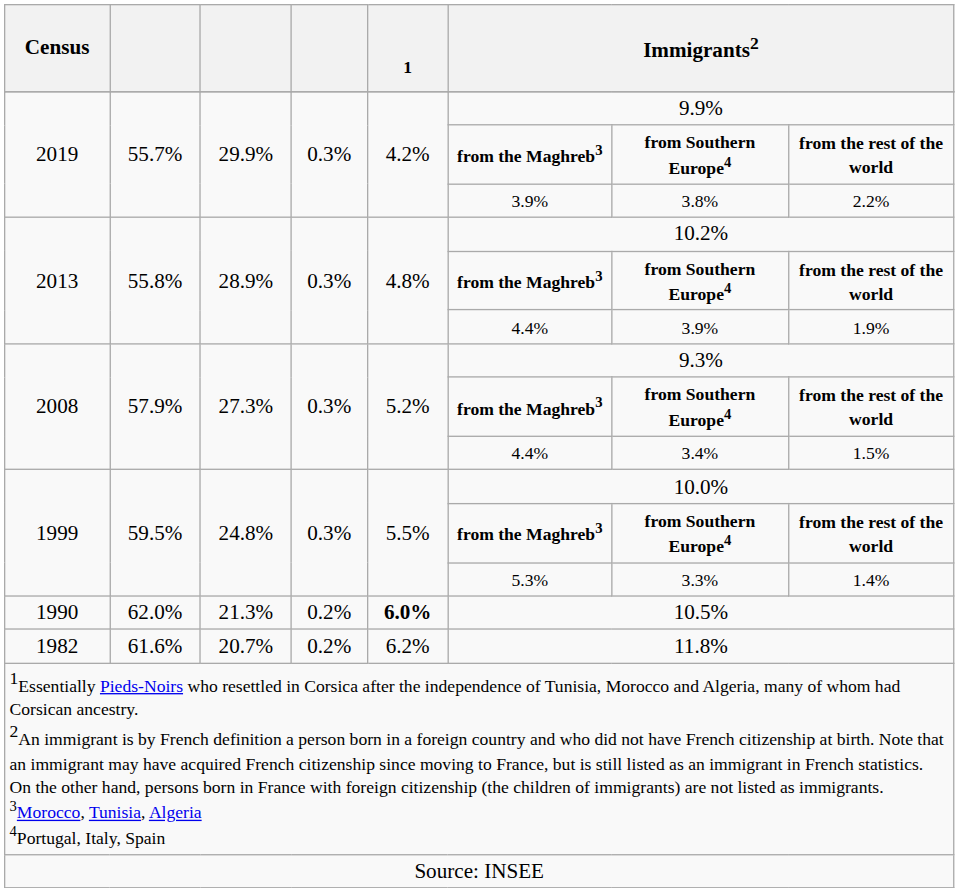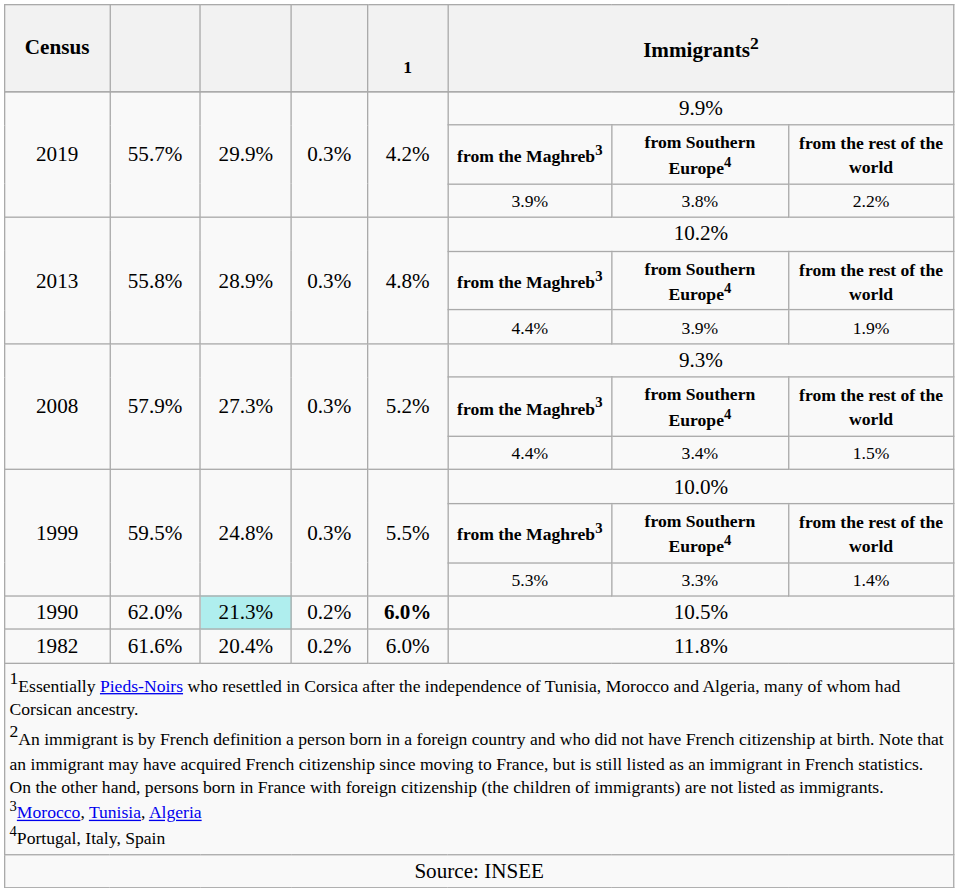(246, 612) no background -> (246, 612) paleturquoise background
(246, 646) 20.7% -> (246, 646) 20.4%
(408, 646) 6.2% -> (408, 646) 6.0%
